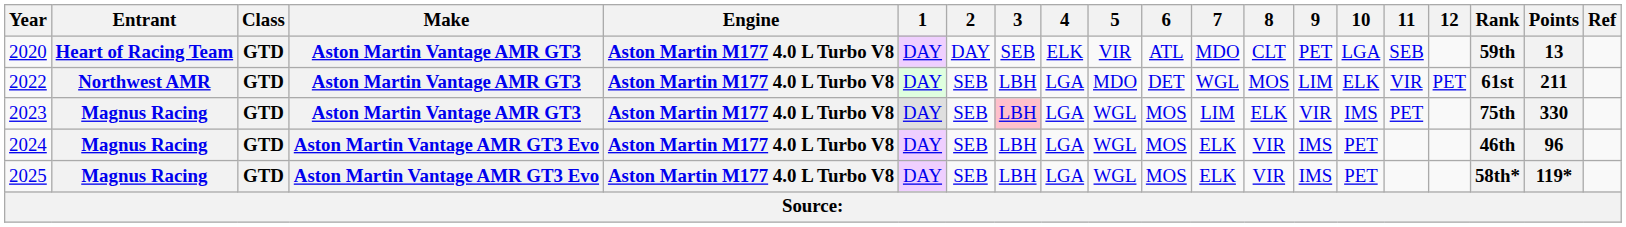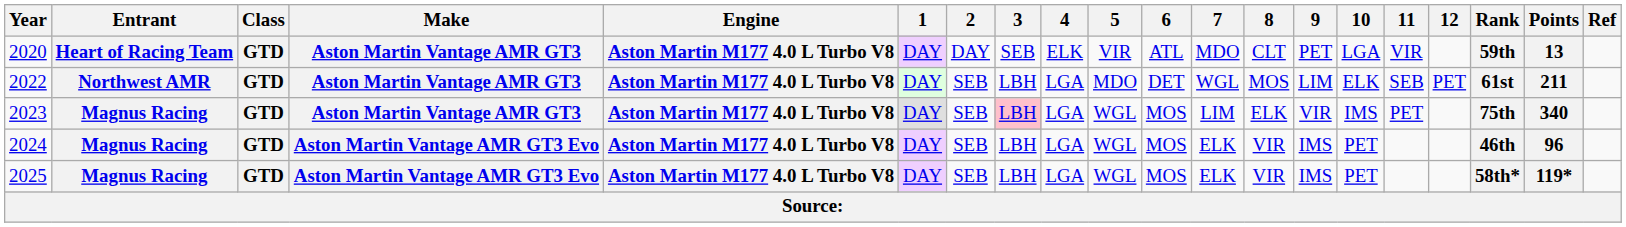(1406, 51) SEB -> (1406, 51) VIR
(1406, 82) VIR -> (1406, 82) SEB
(1554, 113) 330 -> (1554, 113) 340
